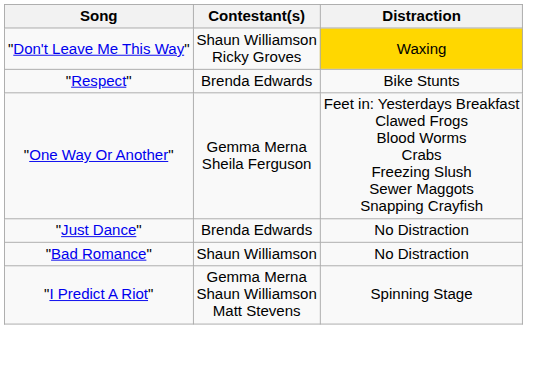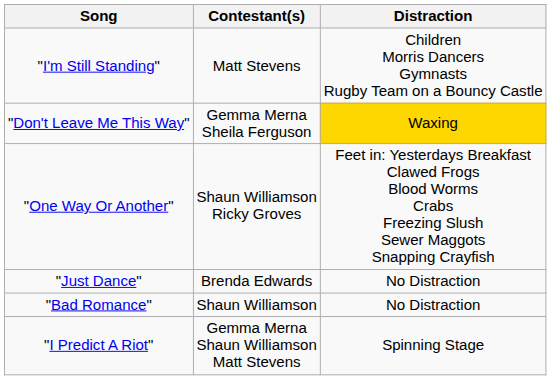+ row: (99, 65)
(257, 48) Shaun Williamson Ricky Groves -> (257, 123) Gemma Merna Sheila Ferguson
- row: (99, 81)
(257, 155) Gemma Merna Sheila Ferguson -> (257, 206) Shaun Williamson Ricky Groves
